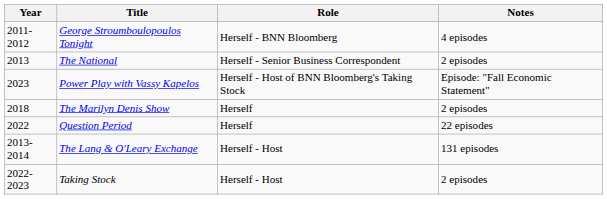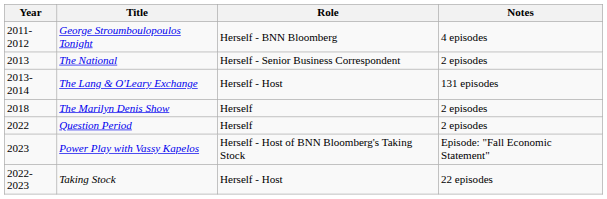rows swapped: (128, 149) <-> (129, 84)
(467, 125) 22 episodes -> (464, 125) 2 episodes
(464, 179) 2 episodes -> (467, 179) 22 episodes
